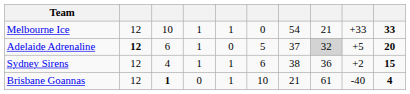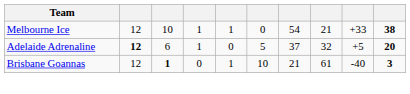(390, 30) 33 -> (390, 30) 38
(326, 47) lightgrey background -> (326, 47) no background
- row: (38, 64)
(390, 81) 4 -> (390, 64) 3
